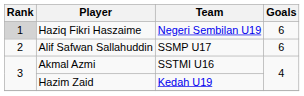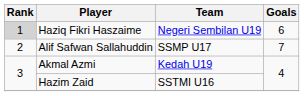(281, 47) 6 -> (281, 47) 7
(186, 64) SSTMI U16 -> (185, 64) Kedah U19
(185, 82) Kedah U19 -> (186, 82) SSTMI U16
